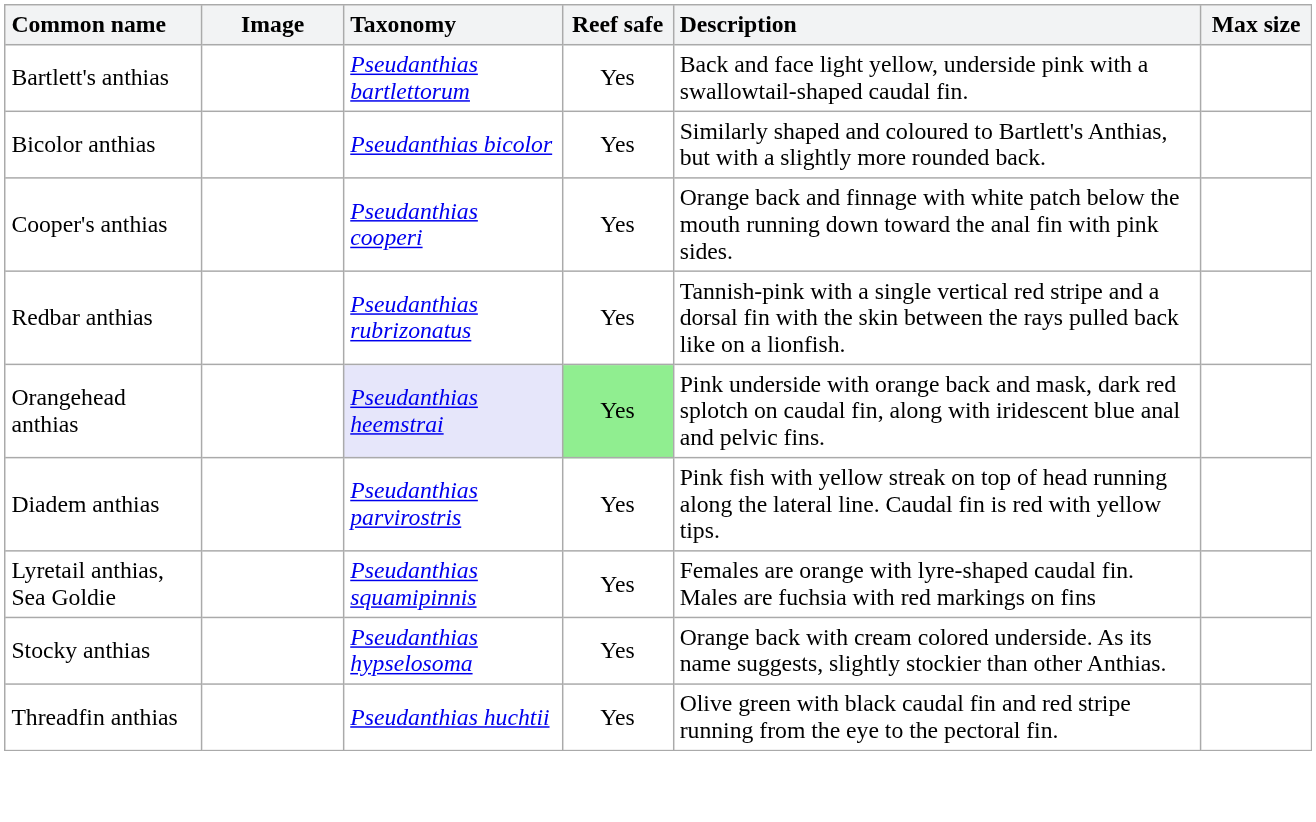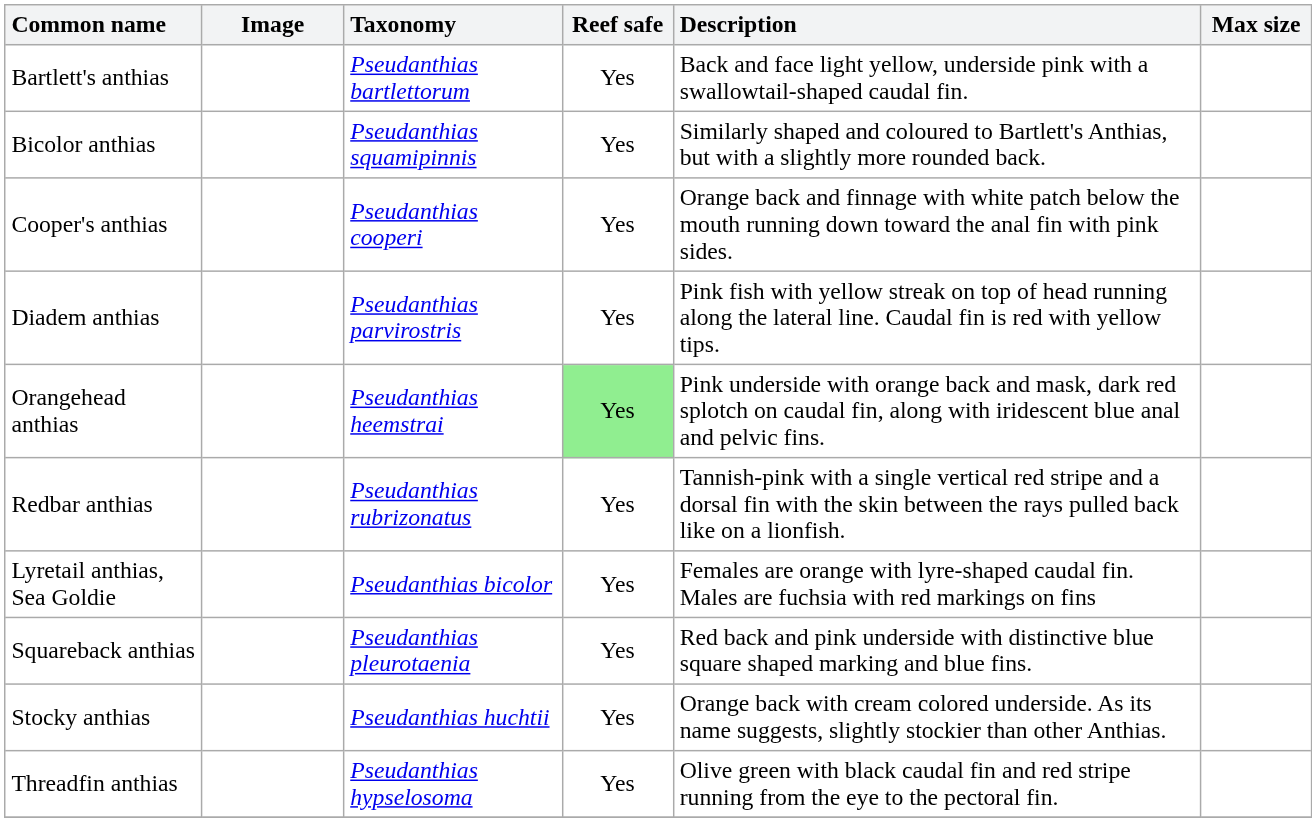(451, 144) Pseudanthias bicolor -> (414, 144) Pseudanthias squamipinnis
rows swapped: (85, 504) <-> (82, 317)
(414, 410) lavender background -> (414, 410) no background
(414, 583) Pseudanthias squamipinnis -> (451, 583) Pseudanthias bicolor
+ row: (103, 650)
(414, 650) Pseudanthias hypselosoma -> (450, 717) Pseudanthias huchtii
(450, 717) Pseudanthias huchtii -> (414, 783) Pseudanthias hypselosoma
